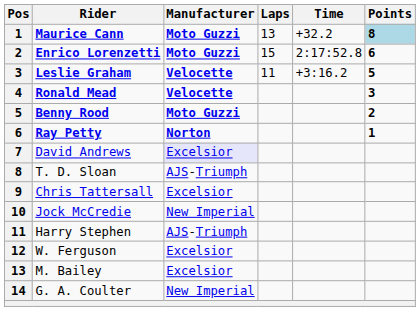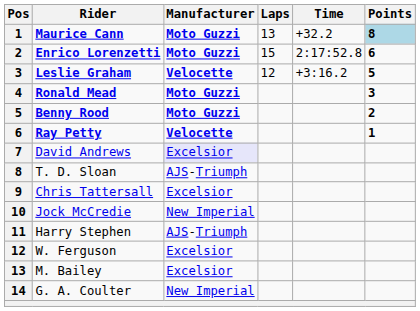(268, 74) 11 -> (268, 74) 12
(199, 94) Velocette -> (203, 94) Moto Guzzi
(188, 133) Norton -> (199, 133) Velocette
